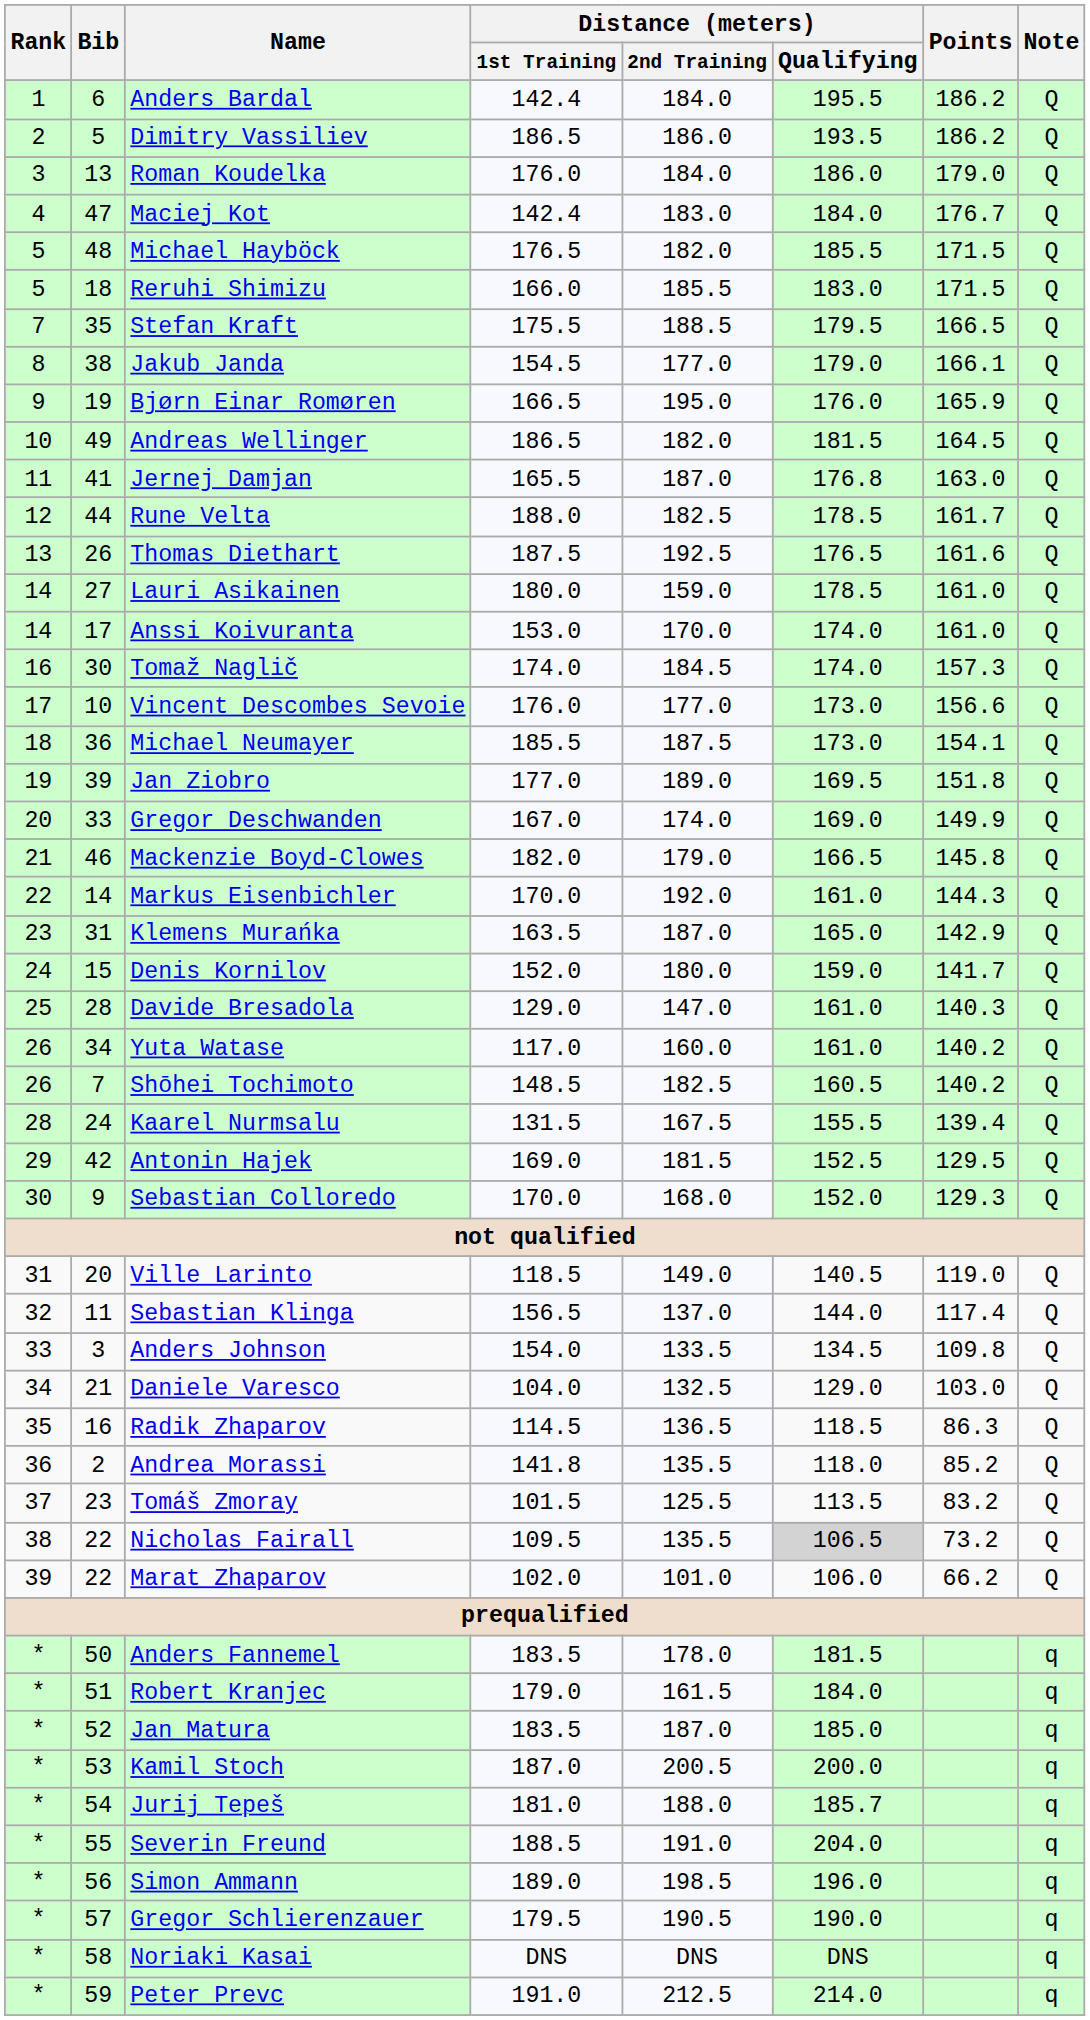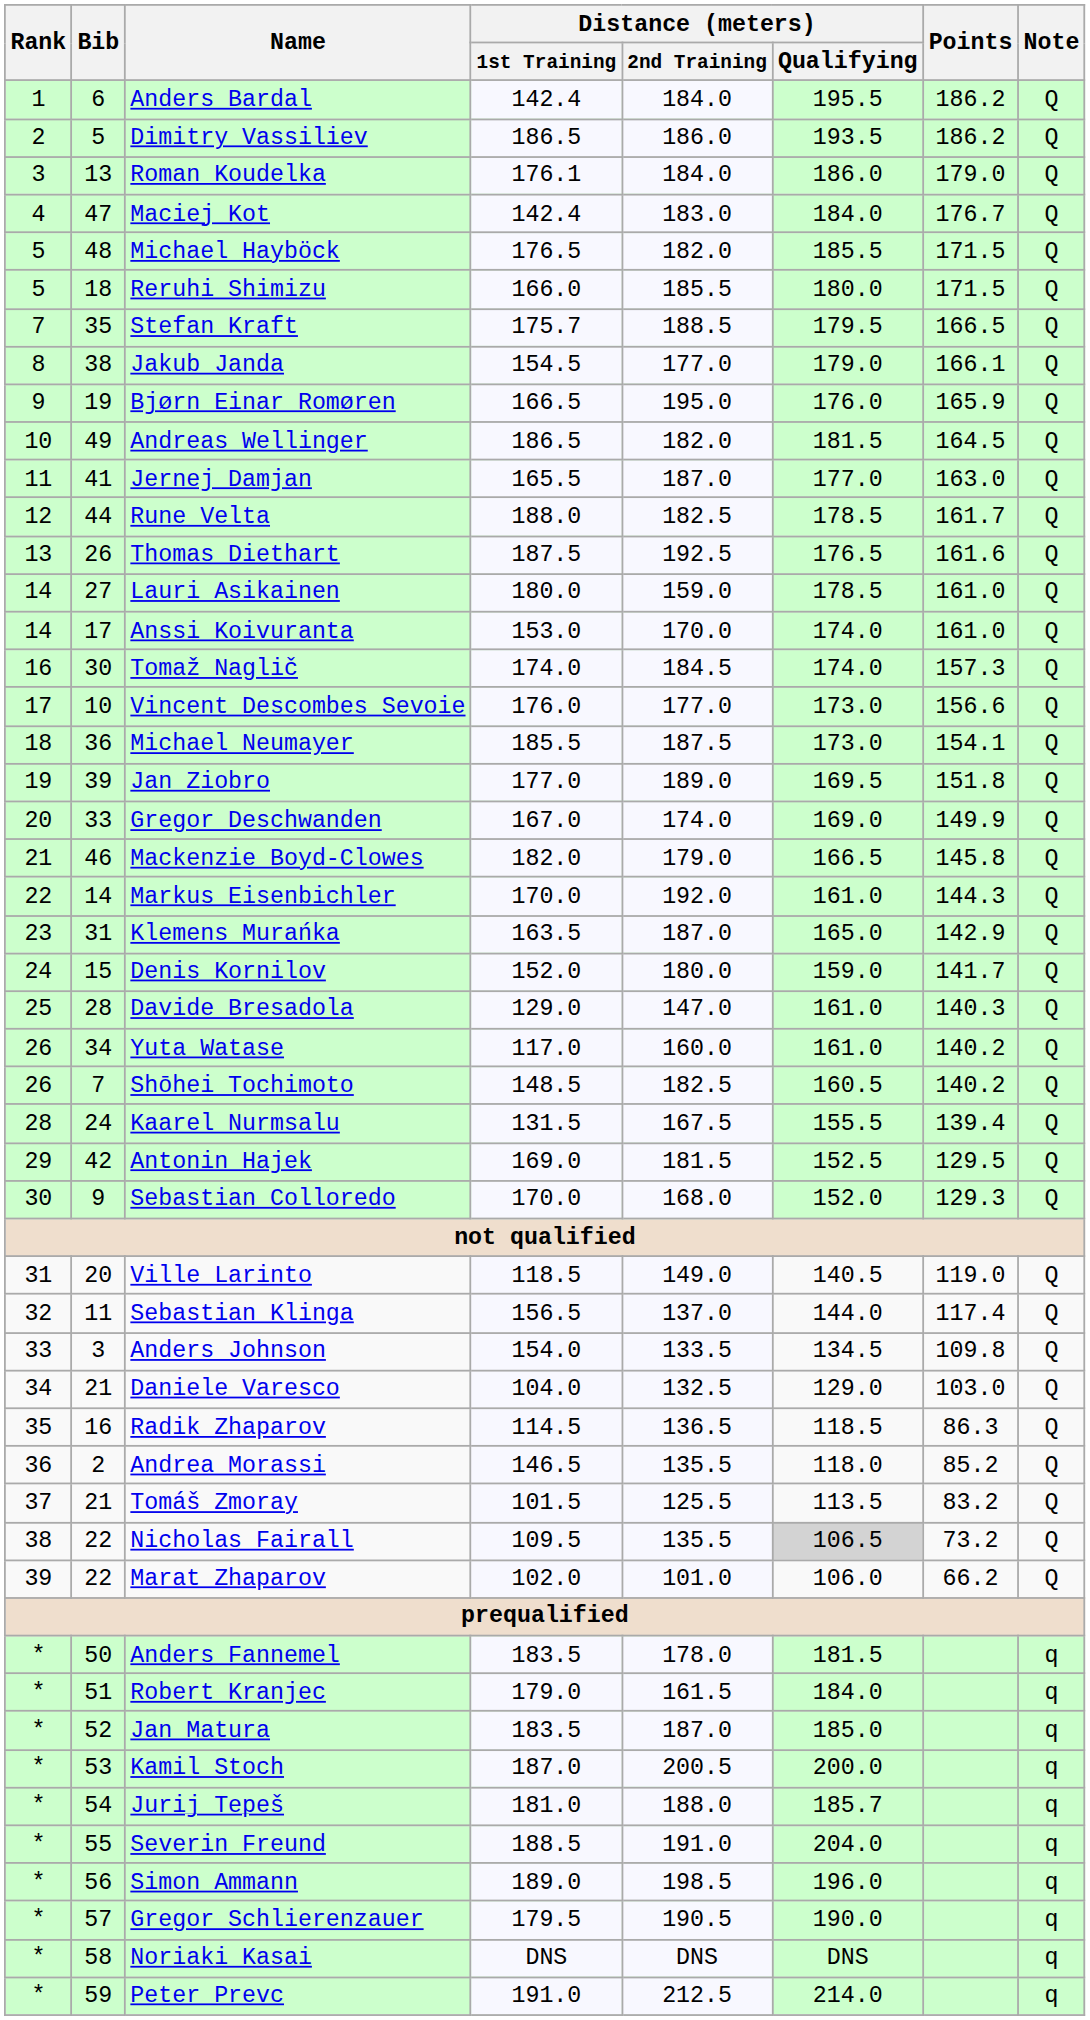(546, 176) 176.0 -> (546, 176) 176.1
(848, 289) 183.0 -> (848, 289) 180.0
(546, 327) 175.5 -> (546, 327) 175.7
(848, 479) 176.8 -> (848, 479) 177.0
(546, 1465) 141.8 -> (546, 1465) 146.5
(98, 1503) 23 -> (98, 1503) 21
